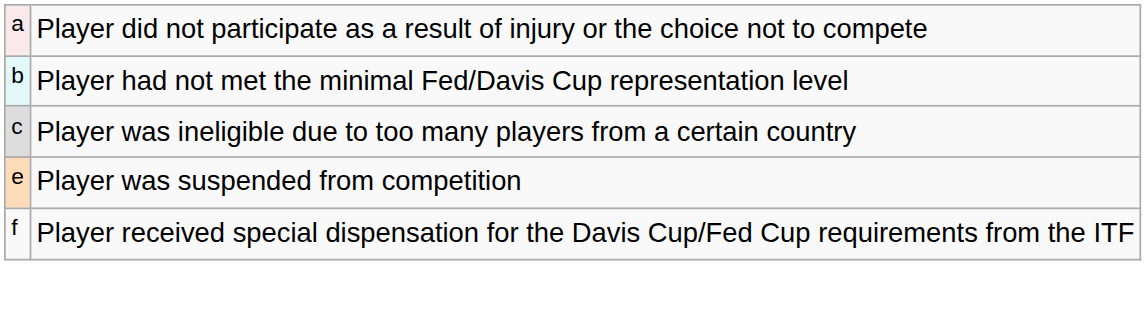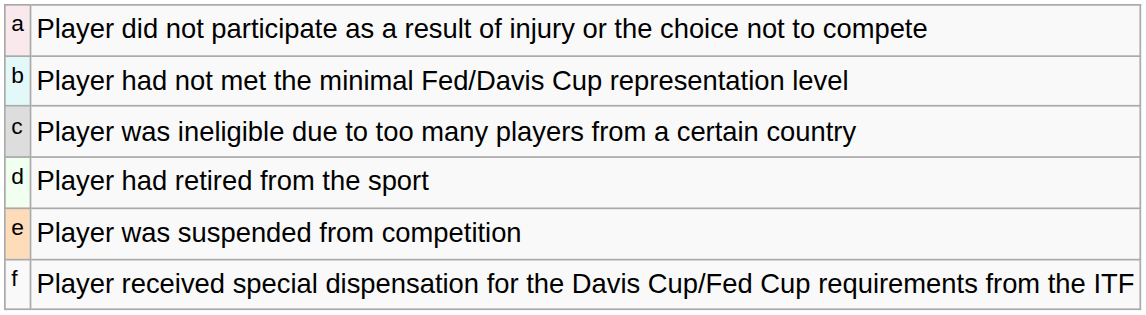+ row: (233, 182)
